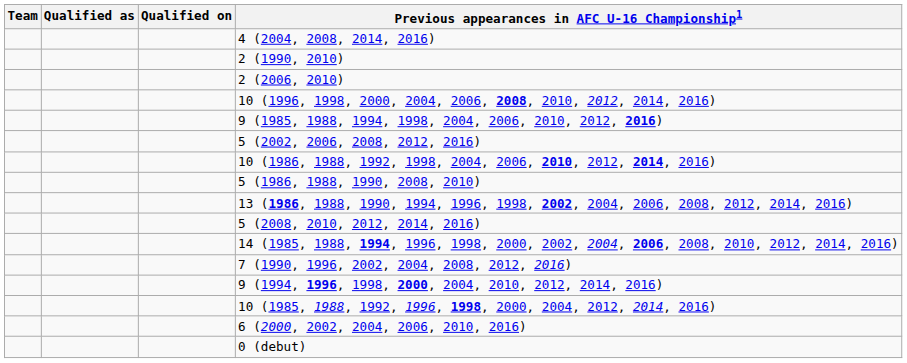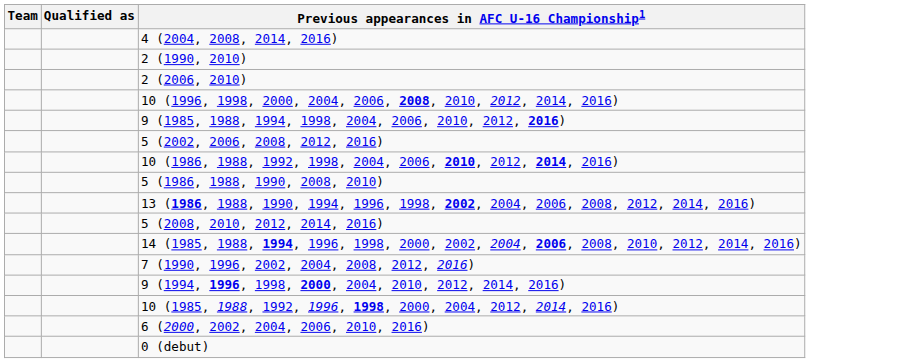- column: (187, 16)
